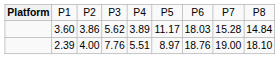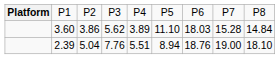(167, 29) 11.17 -> (167, 29) 11.10
(90, 45) 4.00 -> (90, 45) 5.04
(170, 45) 8.97 -> (170, 45) 8.94
